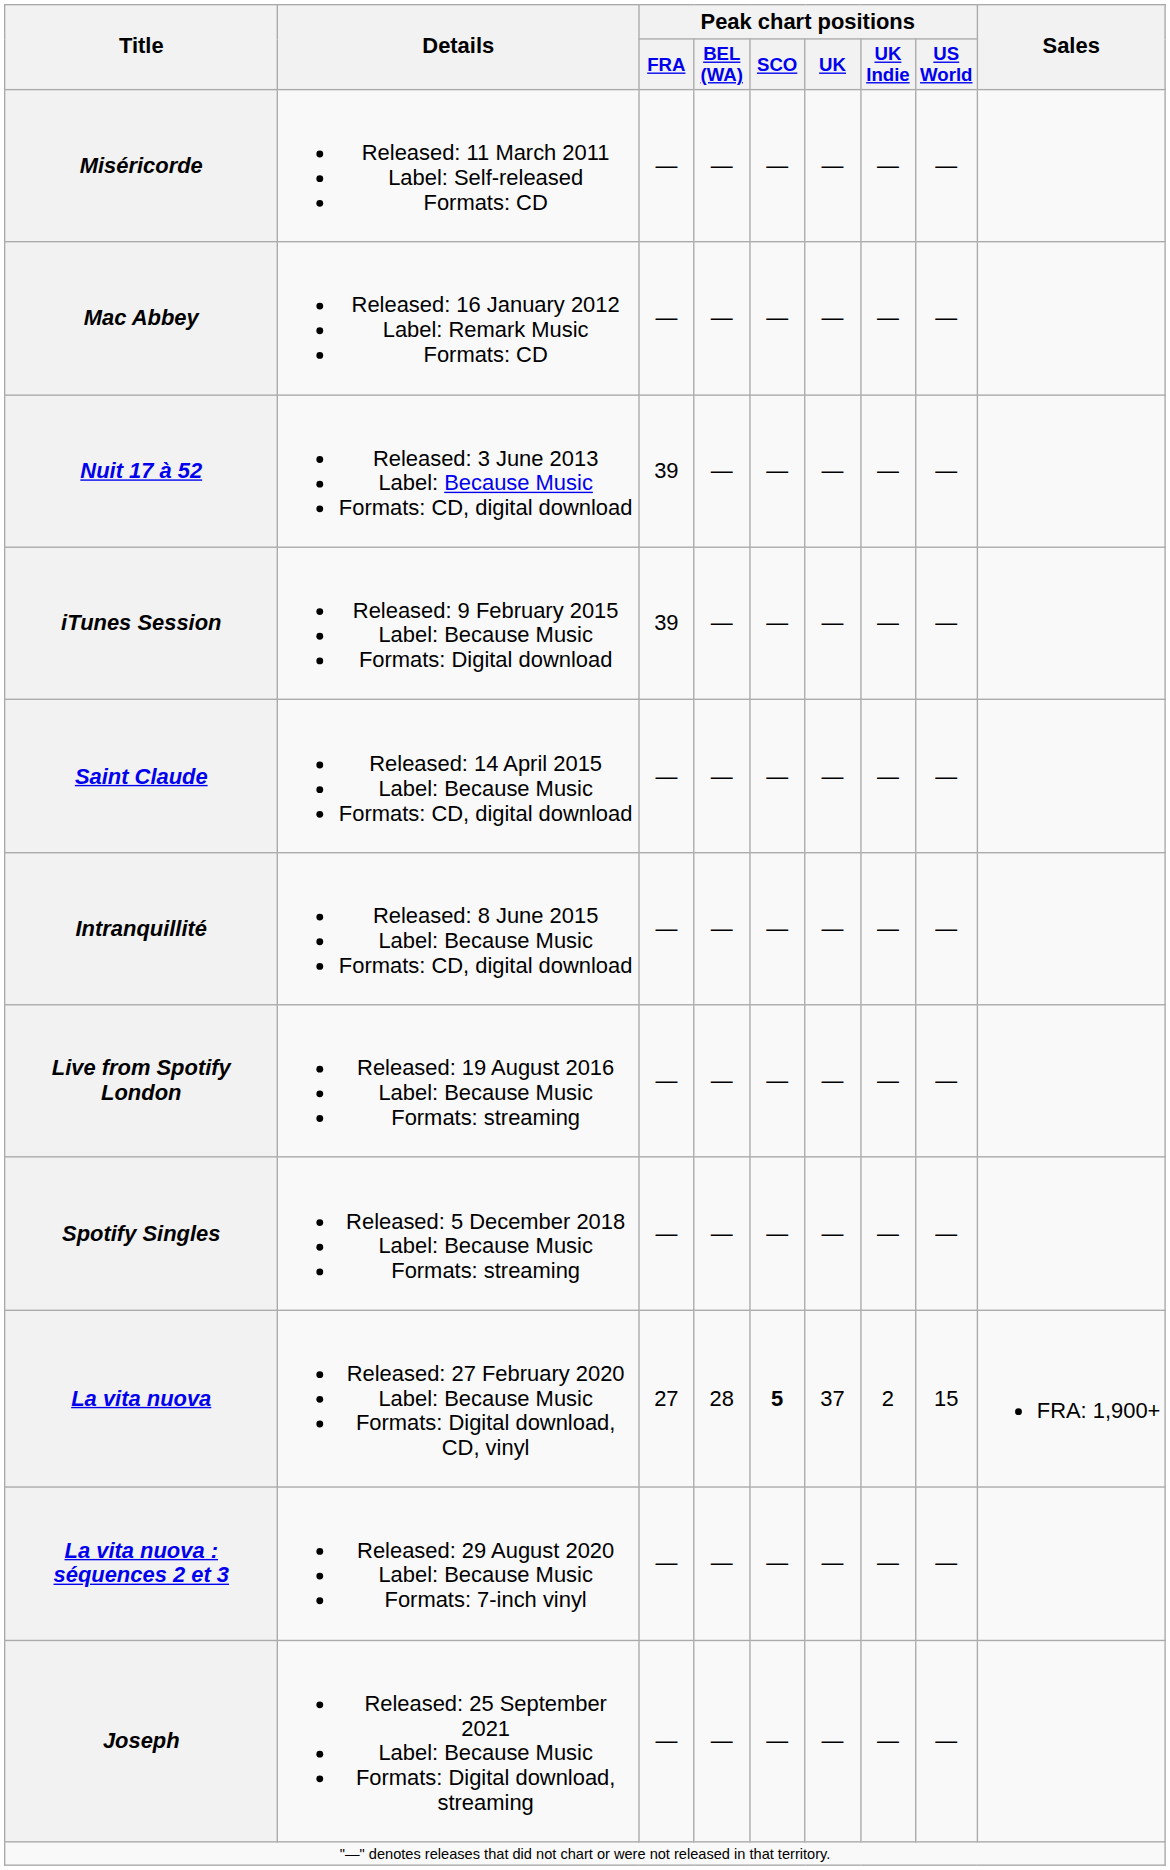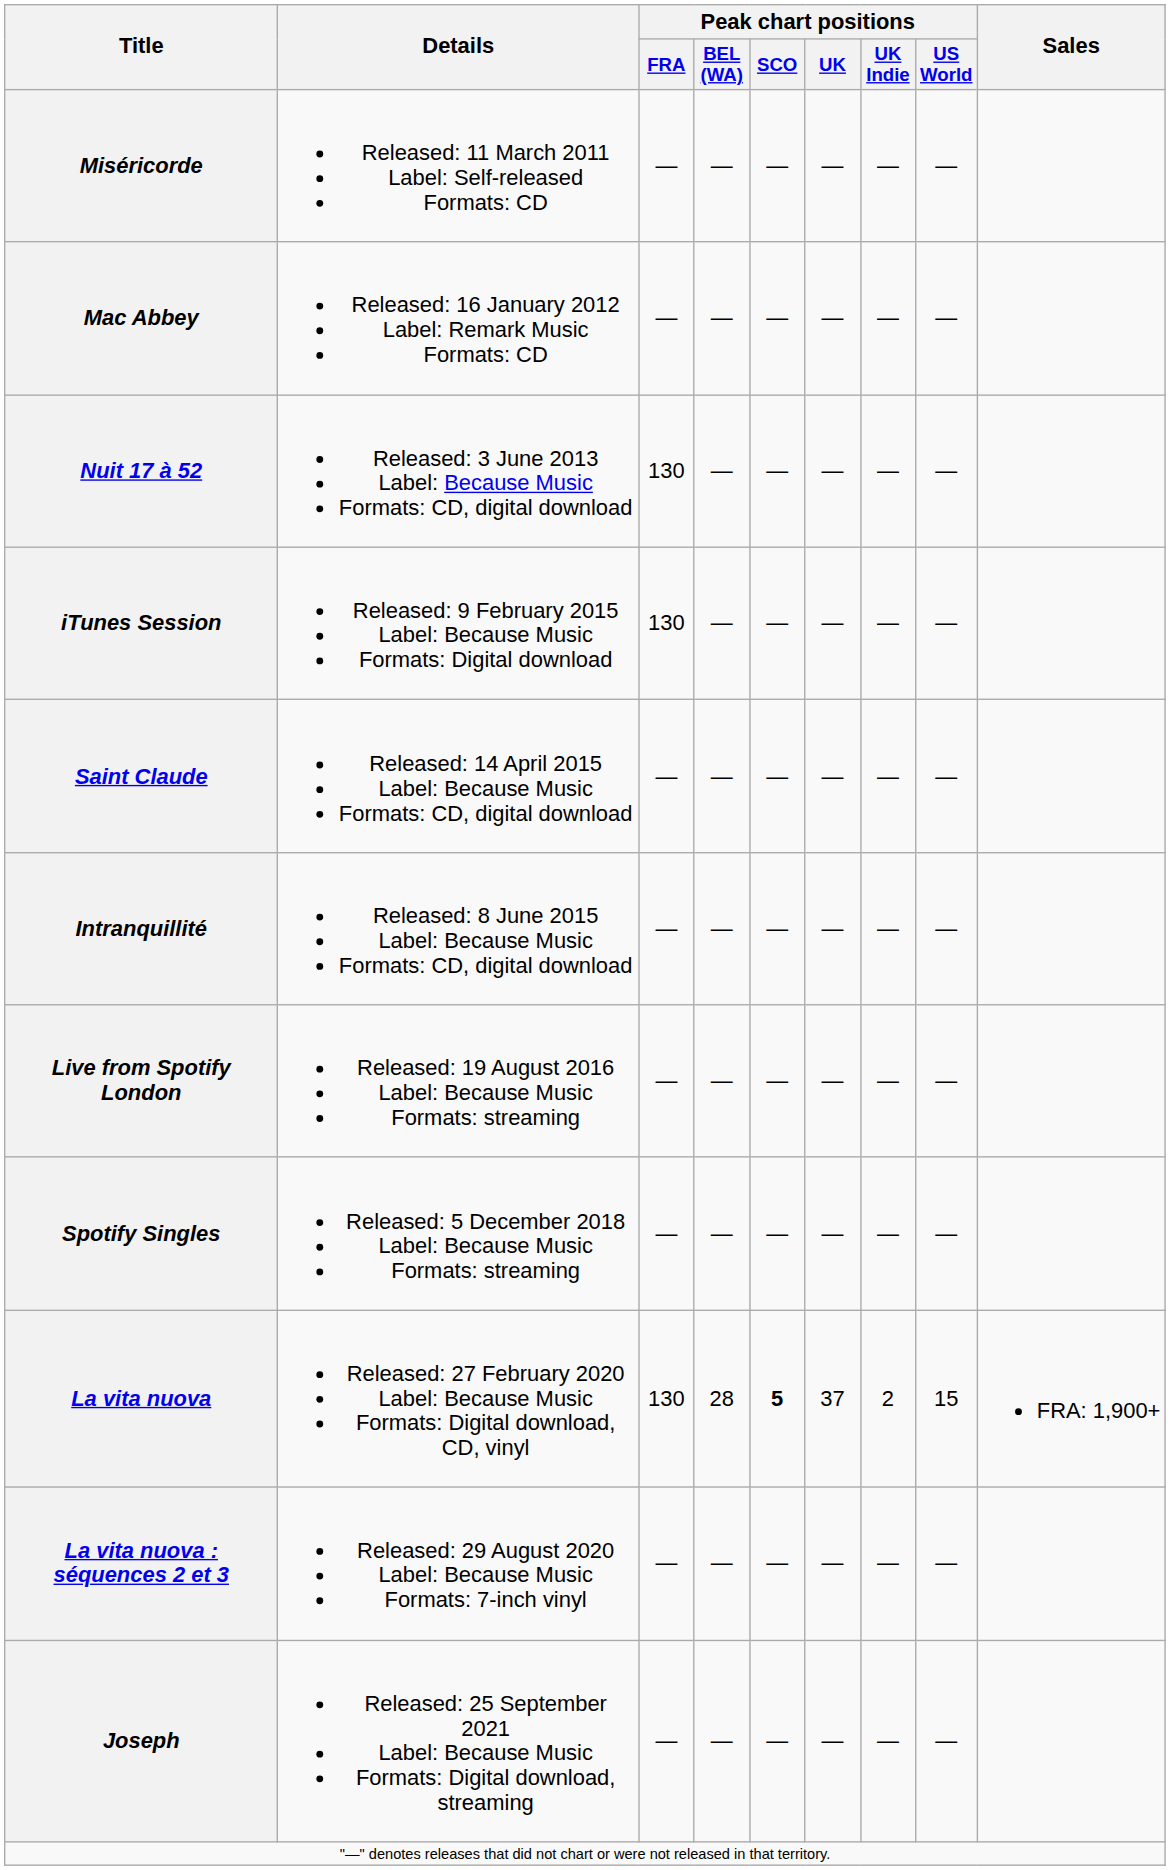(666, 470) 39 -> (666, 470) 130
(666, 623) 39 -> (666, 623) 130
(666, 1398) 27 -> (666, 1398) 130
